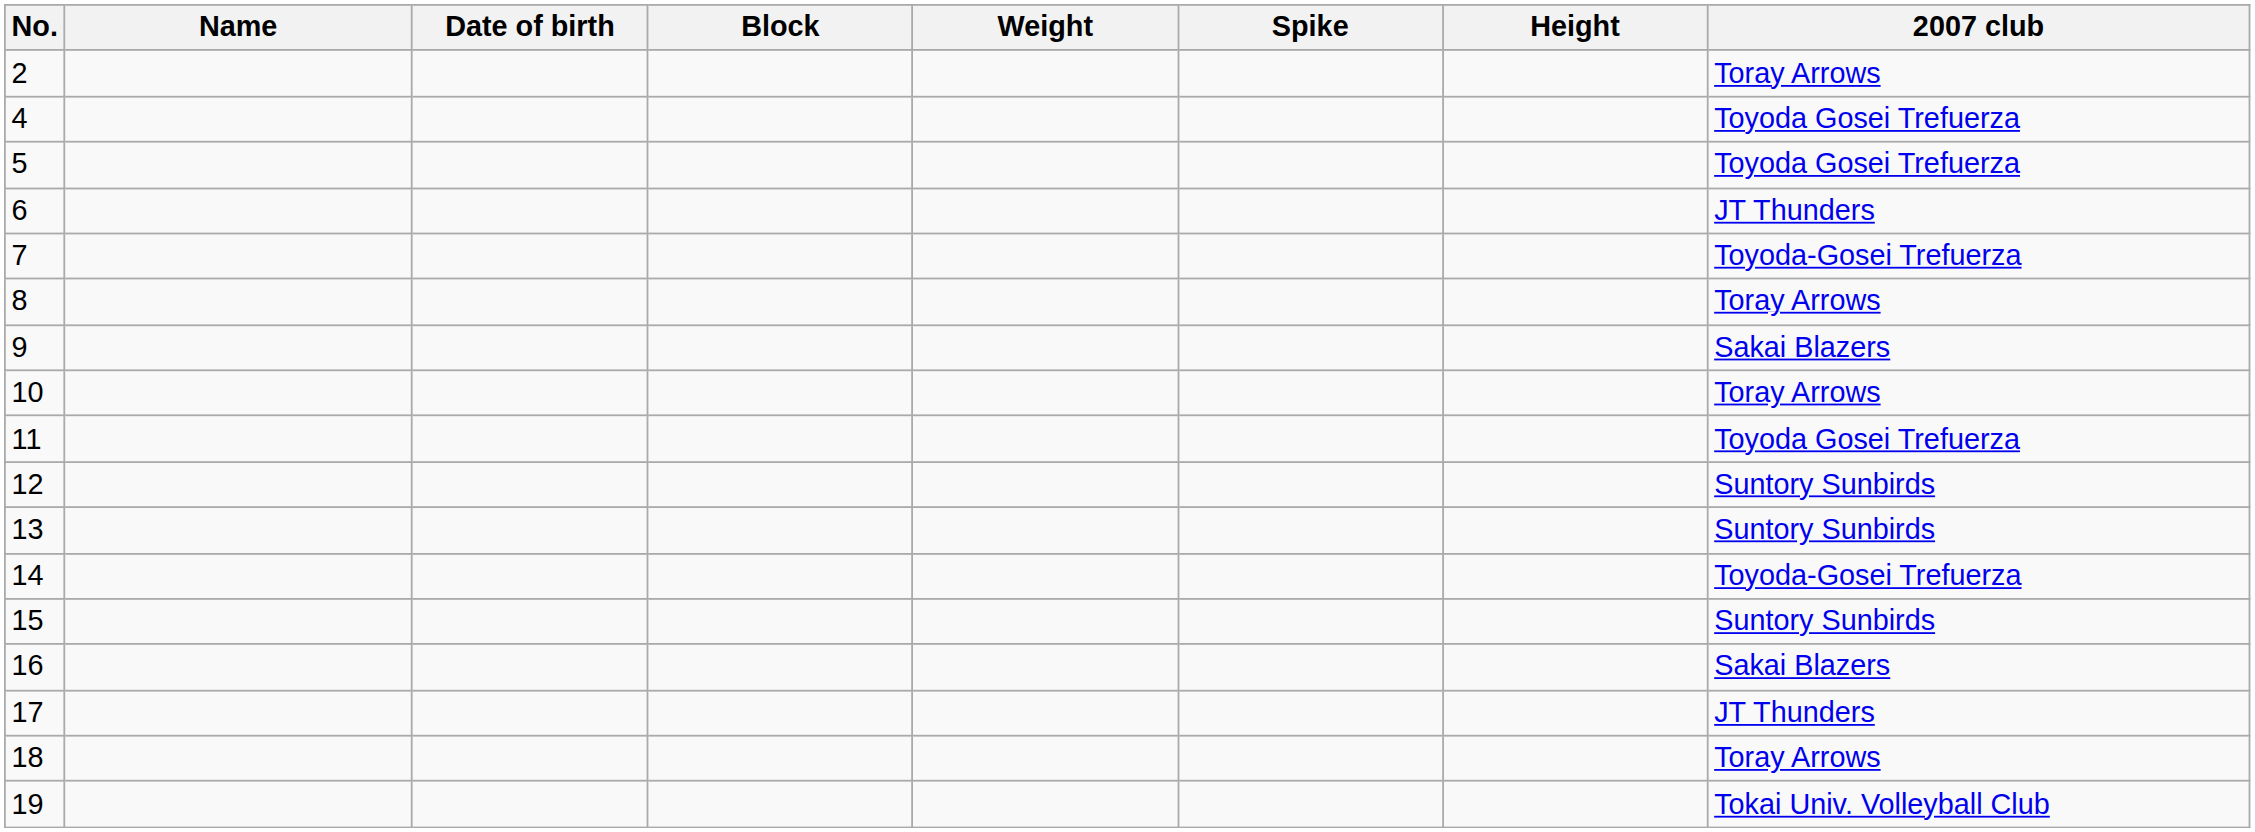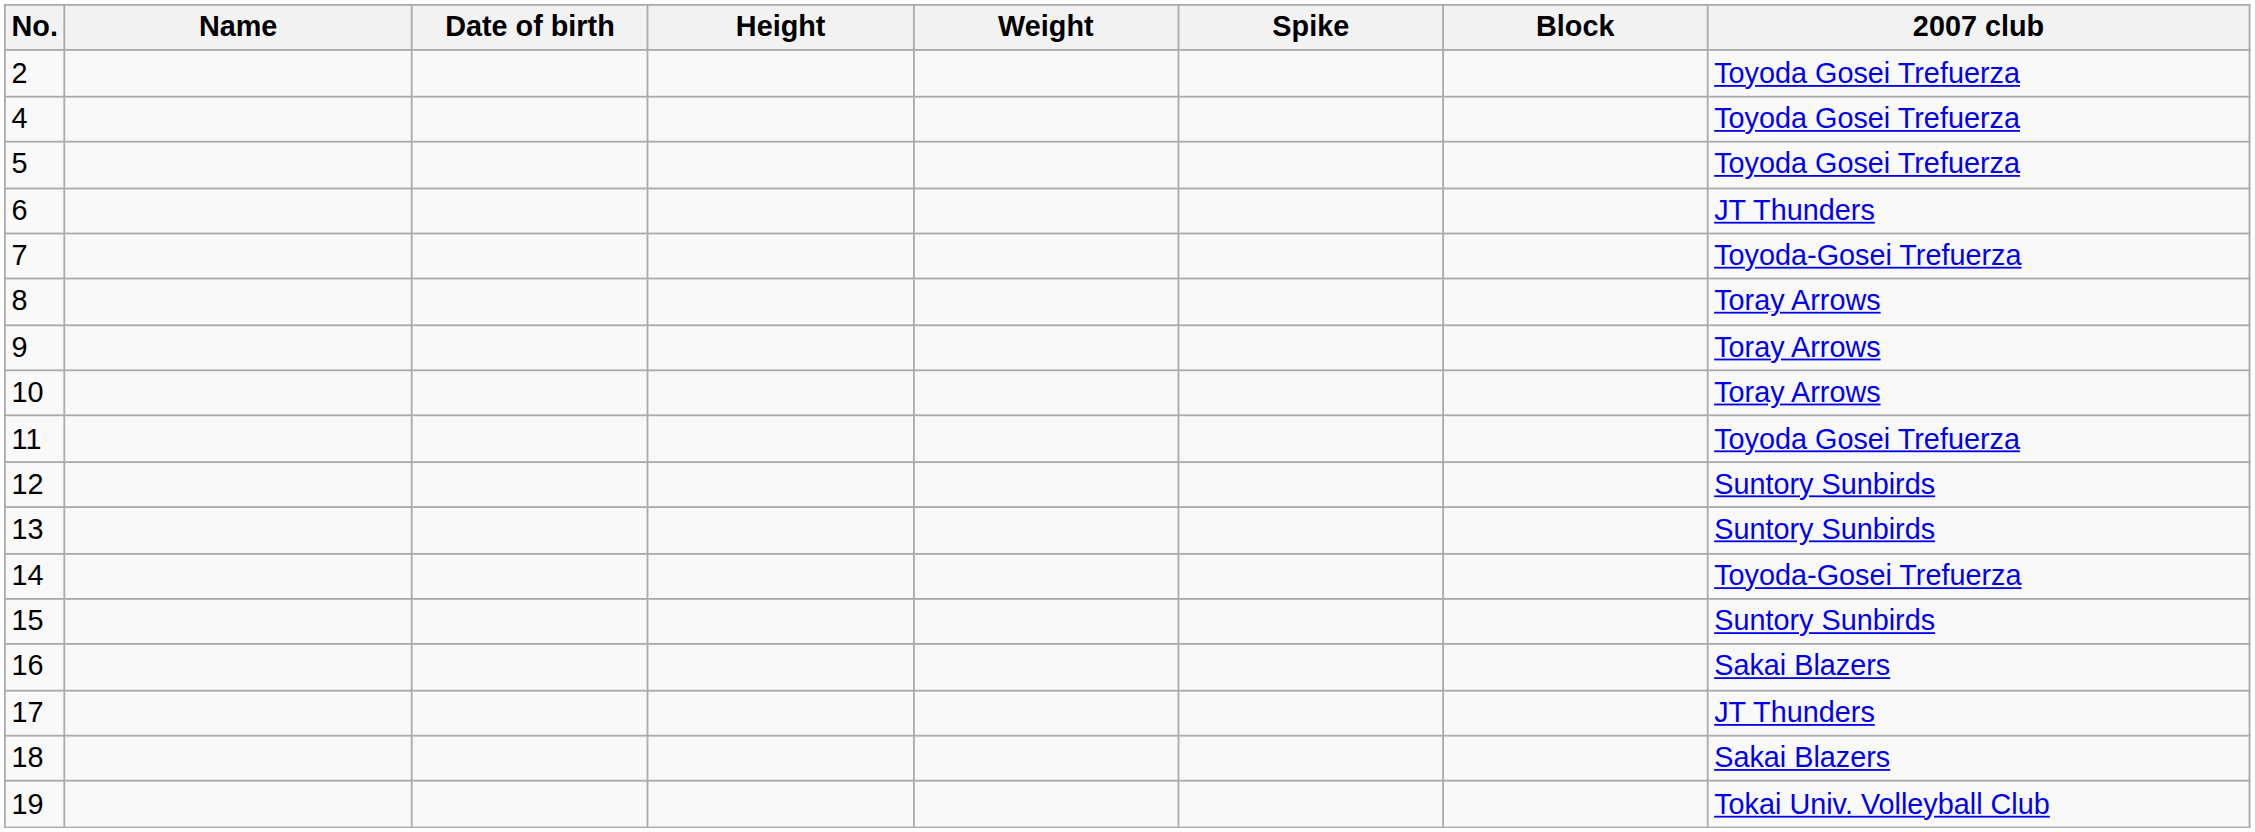columns swapped: (1575, 27) <-> (780, 27)
(1797, 73) Toray Arrows -> (1867, 73) Toyoda Gosei Trefuerza
(1802, 347) Sakai Blazers -> (1797, 347) Toray Arrows
(1797, 758) Toray Arrows -> (1802, 758) Sakai Blazers
